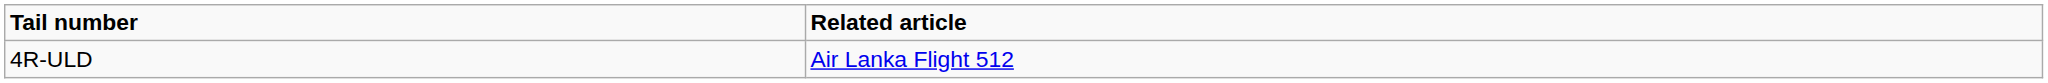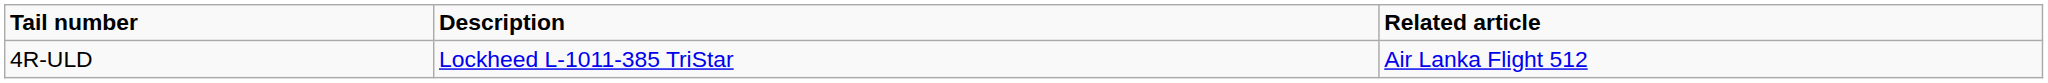+ column: (502, 22)
